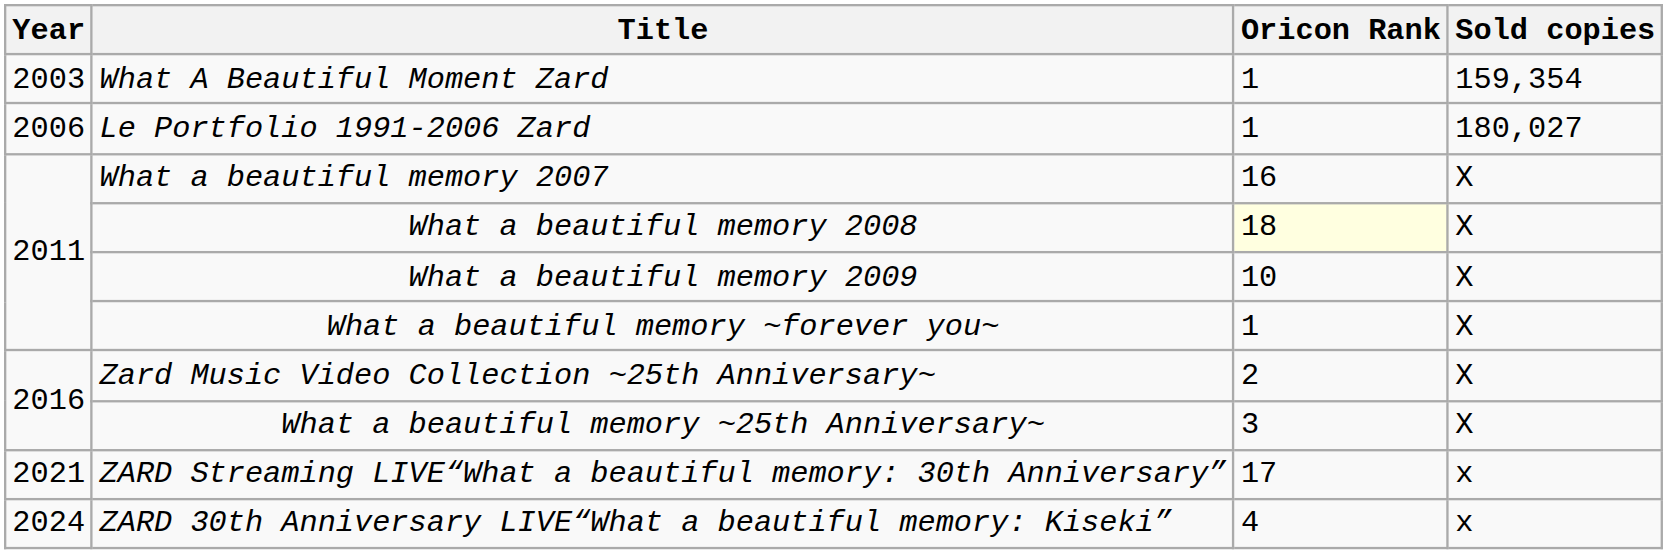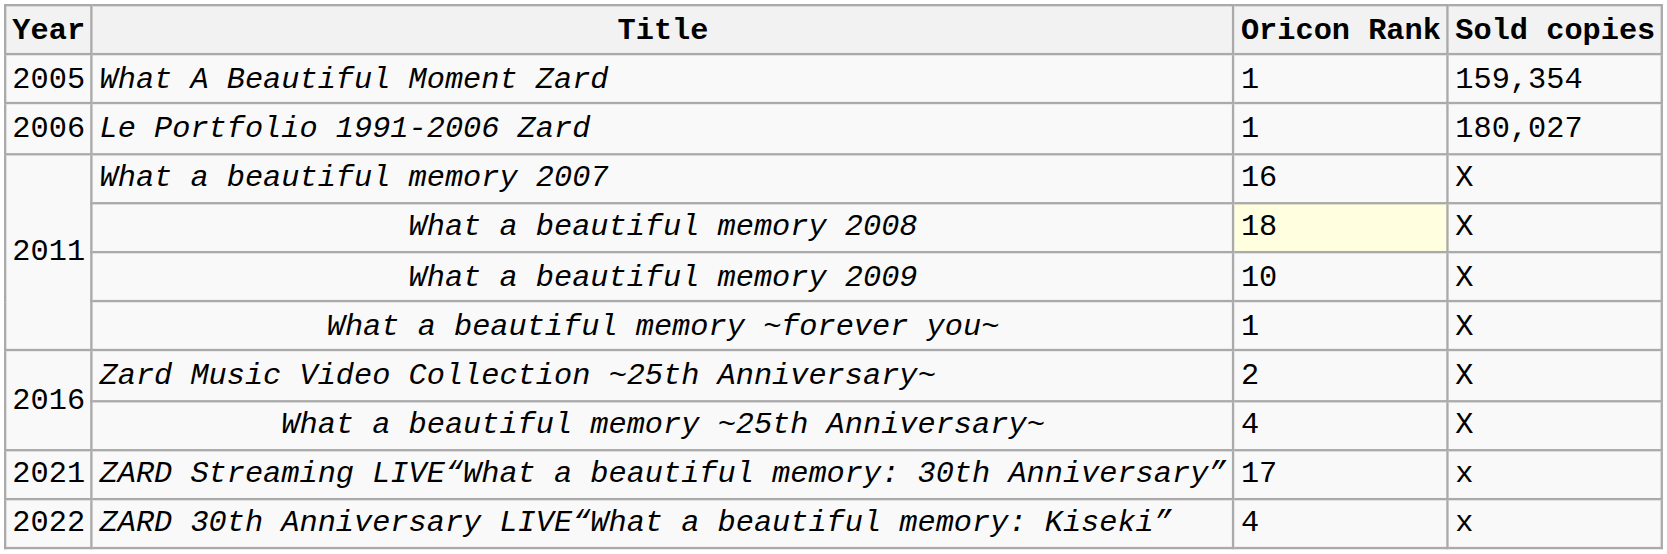(49, 79) 2003 -> (49, 79) 2005
(1250, 425) 3 -> (1250, 425) 4
(49, 524) 2024 -> (49, 524) 2022
